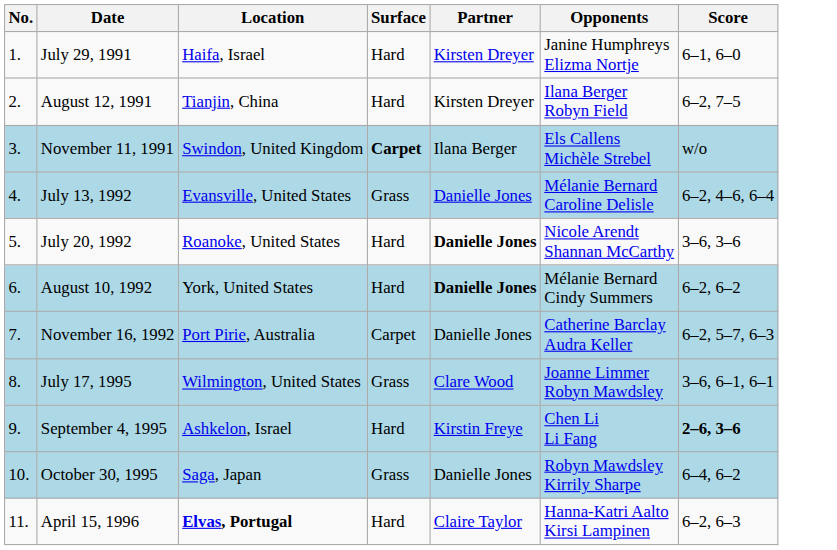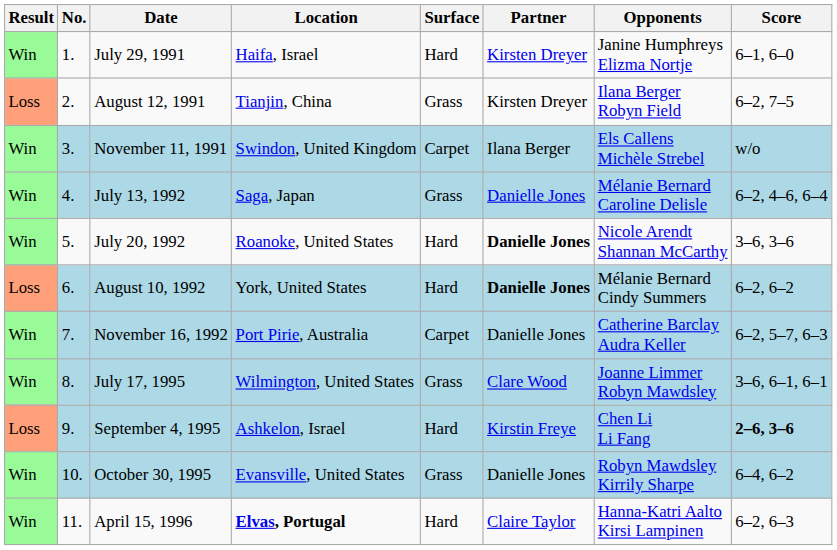+ column: (31, 17)
(388, 101) Hard -> (444, 101) Grass
(396, 147) bold -> (447, 147) normal
(267, 194) Evansville, United States -> (275, 194) Saga, Japan
(222, 474) Saga, Japan -> (320, 474) Evansville, United States
